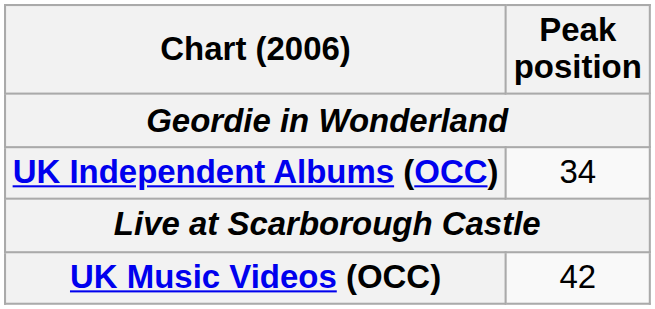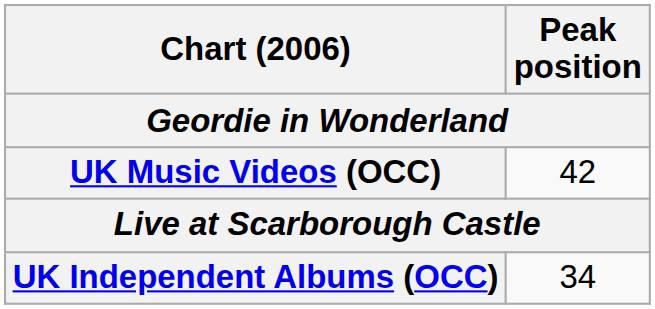rows swapped: (256, 172) <-> (256, 276)
